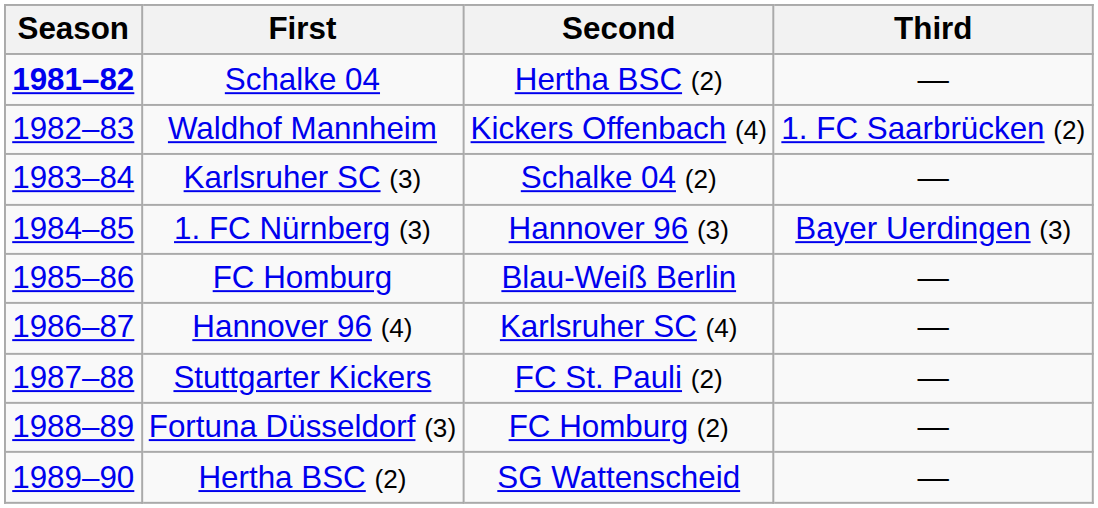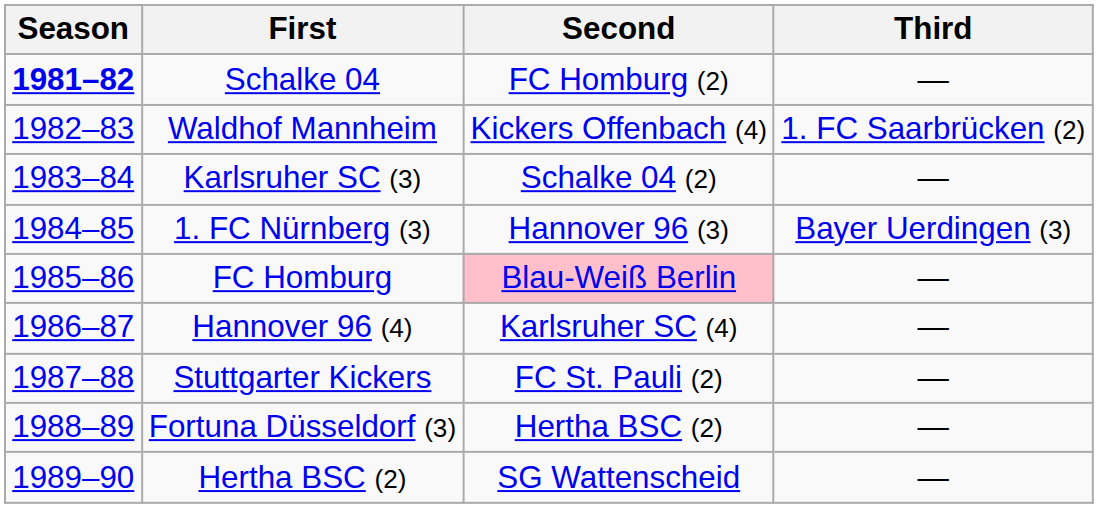(619, 79) Hertha BSC (2) -> (619, 79) FC Homburg (2)
(619, 278) no background -> (619, 278) pink background
(619, 427) FC Homburg (2) -> (619, 427) Hertha BSC (2)
